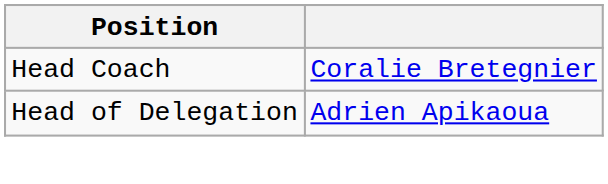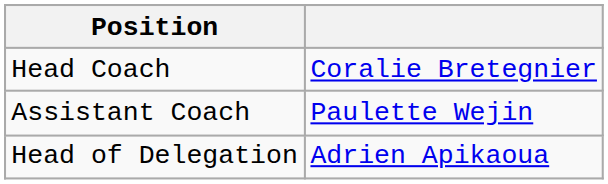+ row: (131, 113)
